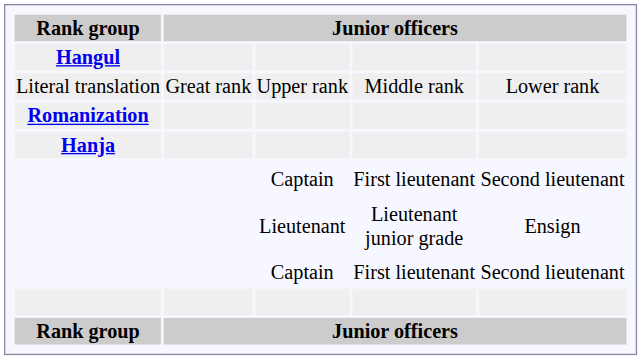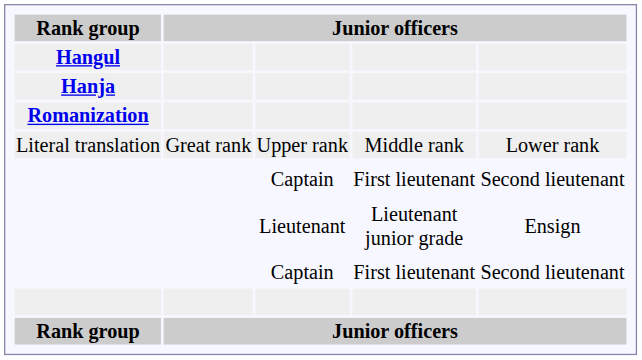rows swapped: (88, 144) <-> (88, 86)
